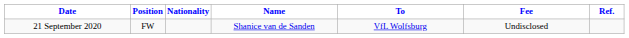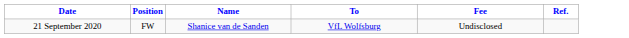- column: (188, 12)
